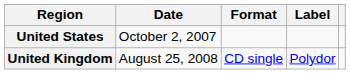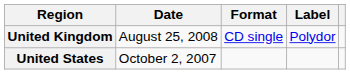rows swapped: (60, 36) <-> (60, 58)
